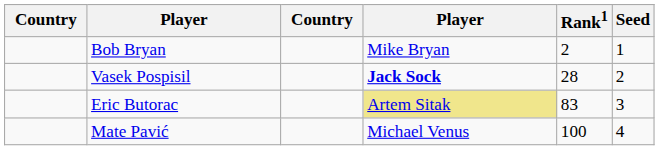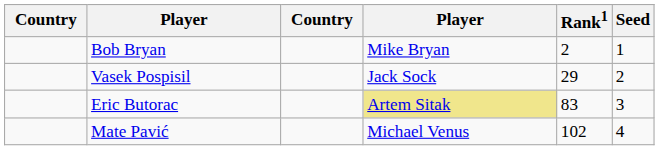(404, 77) bold -> (402, 77) normal
(569, 77) 28 -> (569, 77) 29
(574, 131) 100 -> (574, 131) 102
